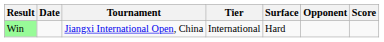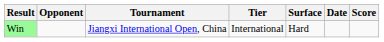columns swapped: (50, 12) <-> (325, 12)
